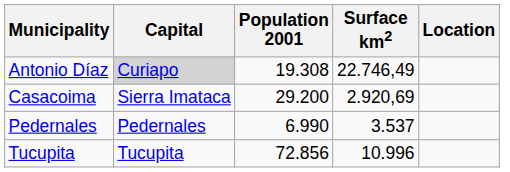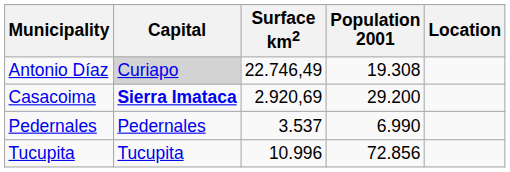columns swapped: (376, 30) <-> (284, 30)
(174, 97) normal -> (177, 97) bold
